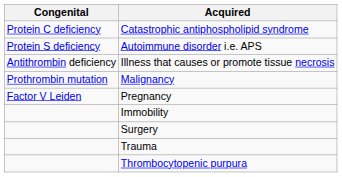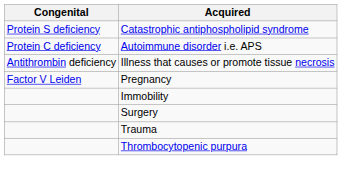(54, 29) Protein C deficiency -> (53, 29) Protein S deficiency
(53, 46) Protein S deficiency -> (54, 46) Protein C deficiency
- row: (148, 79)
